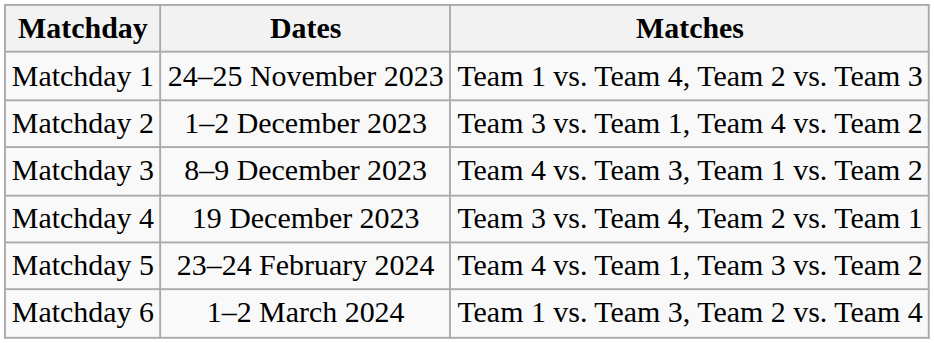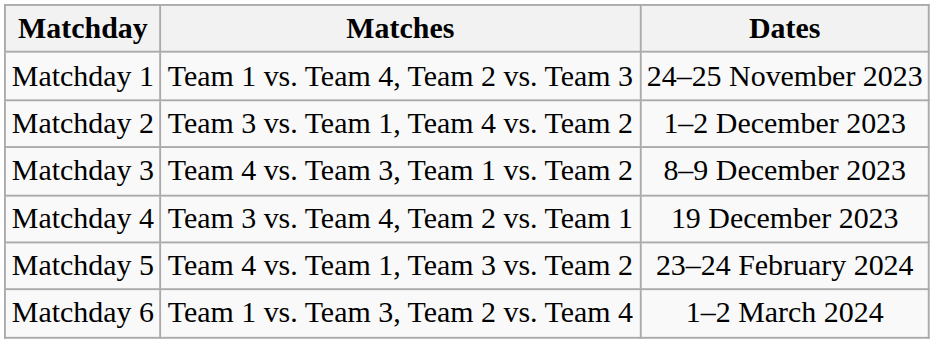columns swapped: (306, 28) <-> (690, 28)
